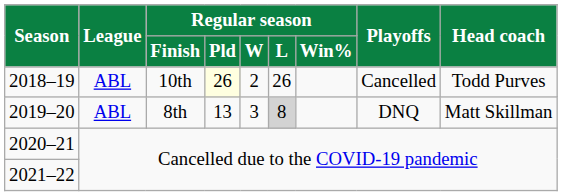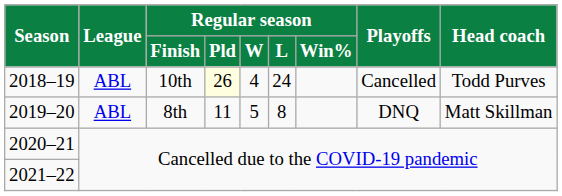(254, 82) 2 -> (254, 82) 4
(282, 82) 26 -> (282, 82) 24
(223, 112) 13 -> (223, 112) 11
(254, 112) 3 -> (254, 112) 5
(282, 112) lightgrey background -> (282, 112) no background
